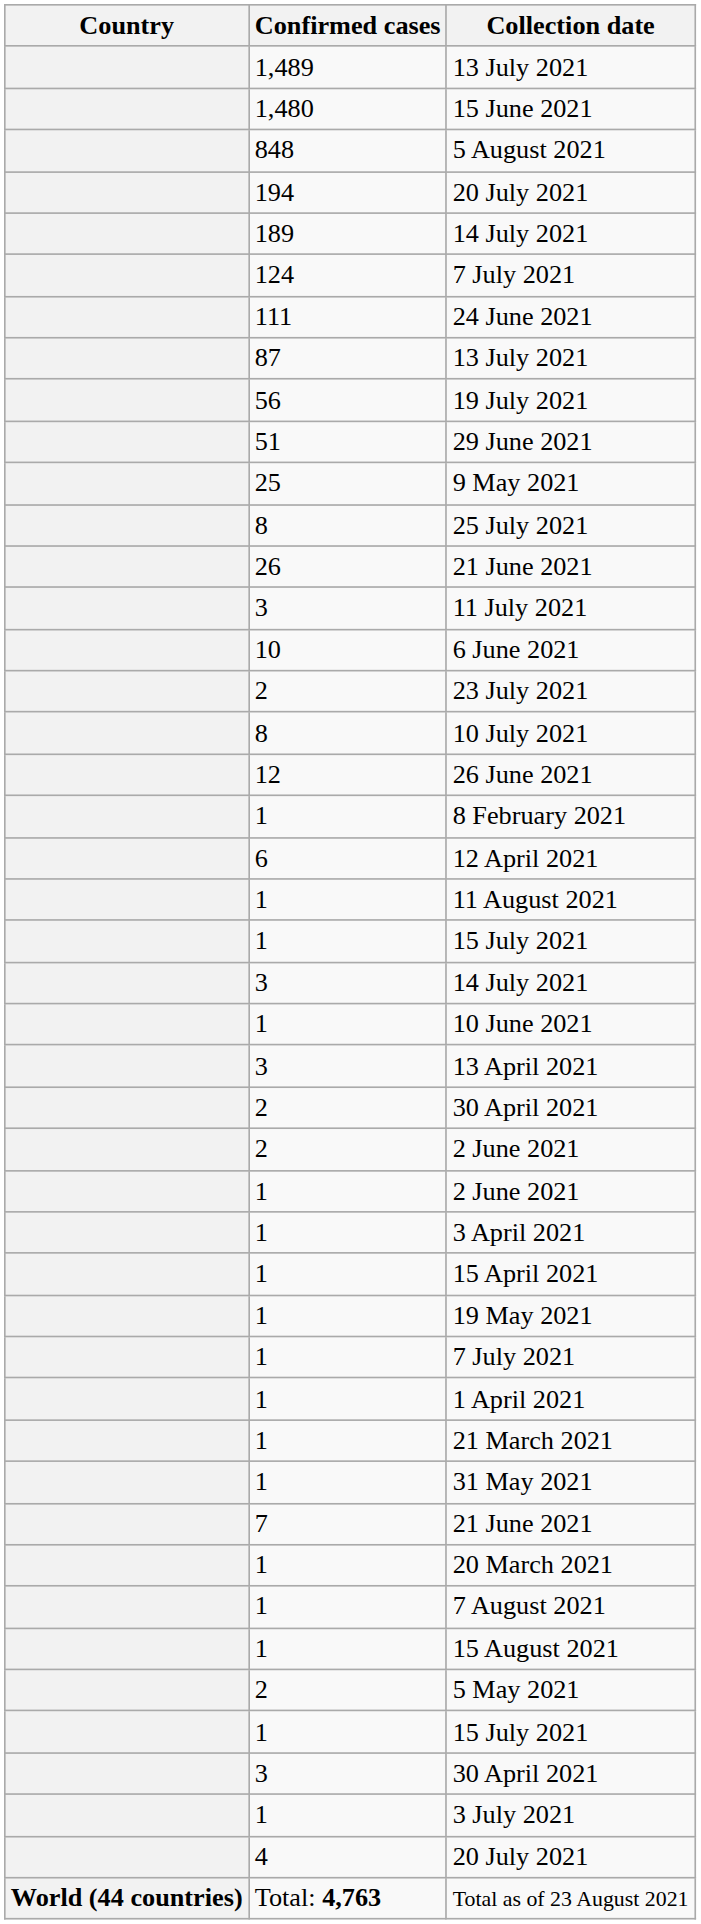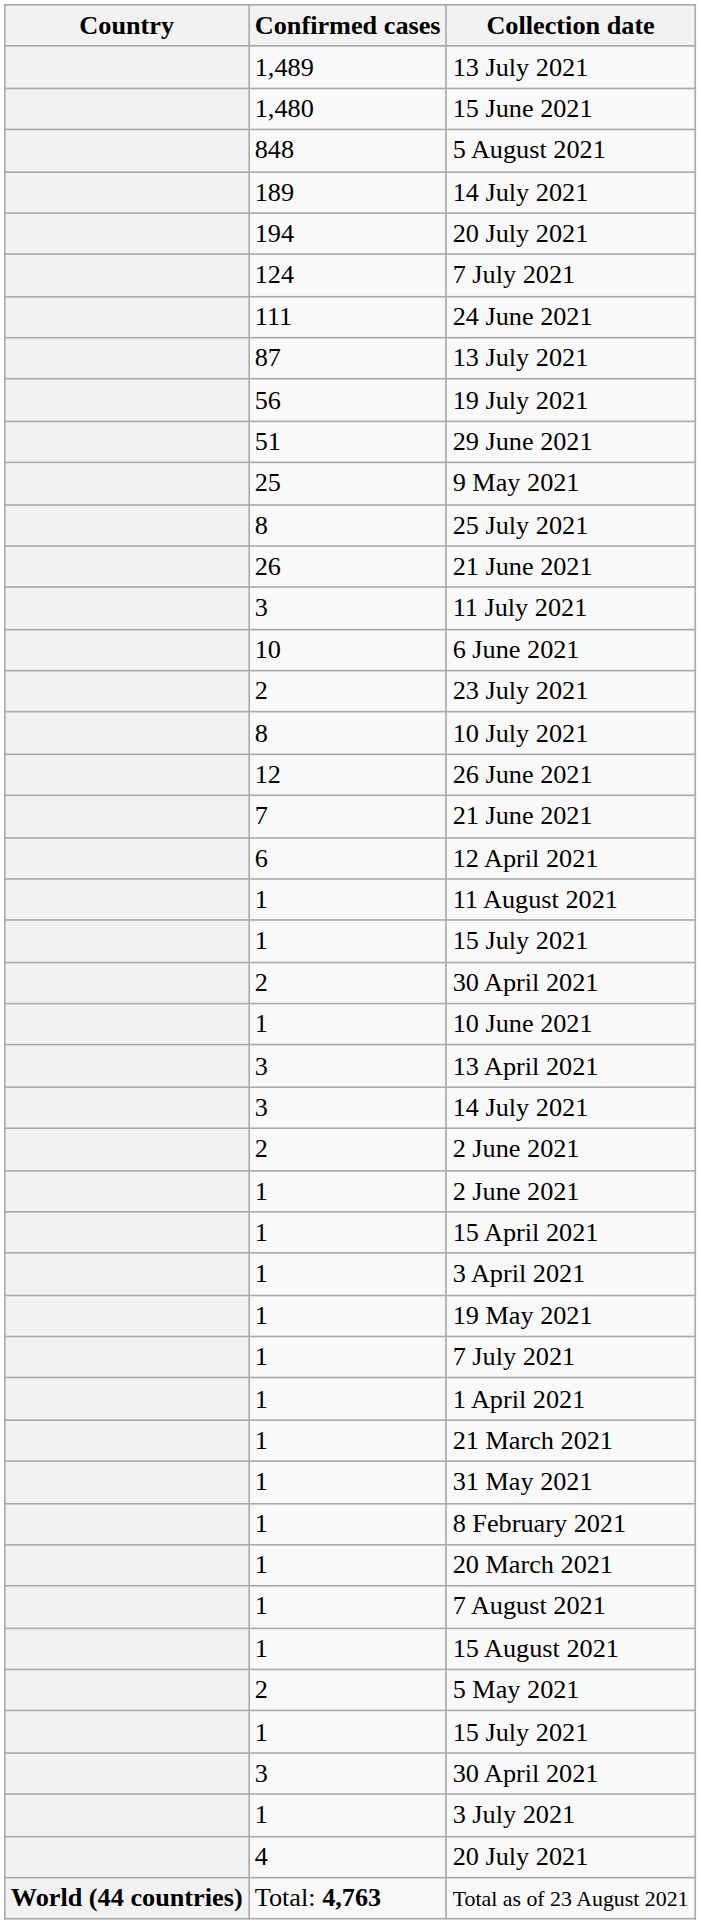rows swapped: (274, 191) <-> (274, 233)
rows swapped: (261, 1523) <-> (261, 815)
rows swapped: (261, 982) <-> (261, 1107)
rows swapped: (261, 1273) <-> (261, 1232)
